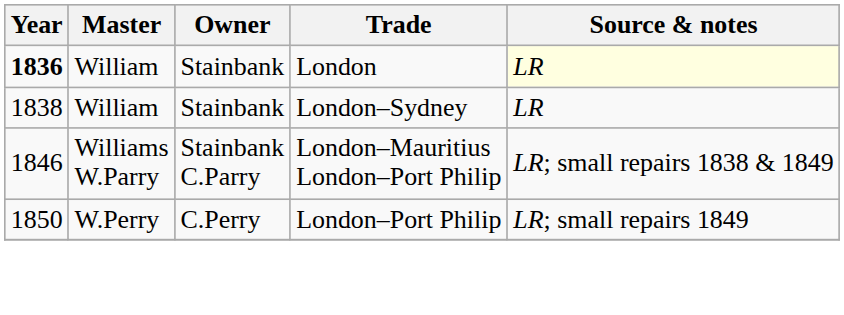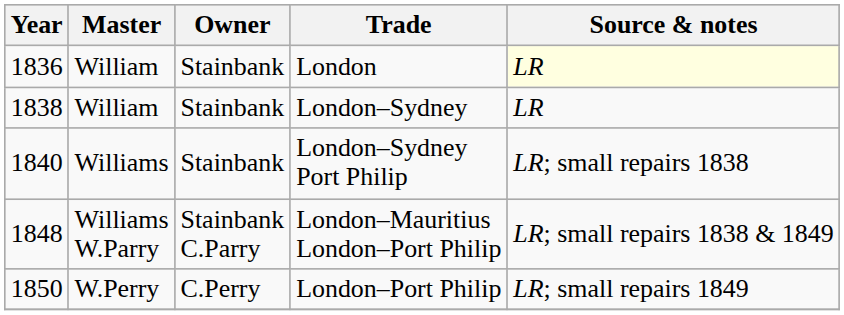(37, 66) bold -> (37, 66) normal
+ row: (382, 162)
(37, 162) 1846 -> (37, 233) 1848
